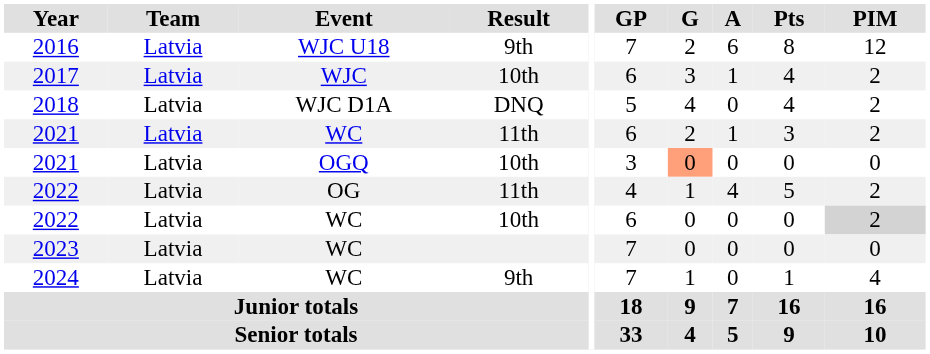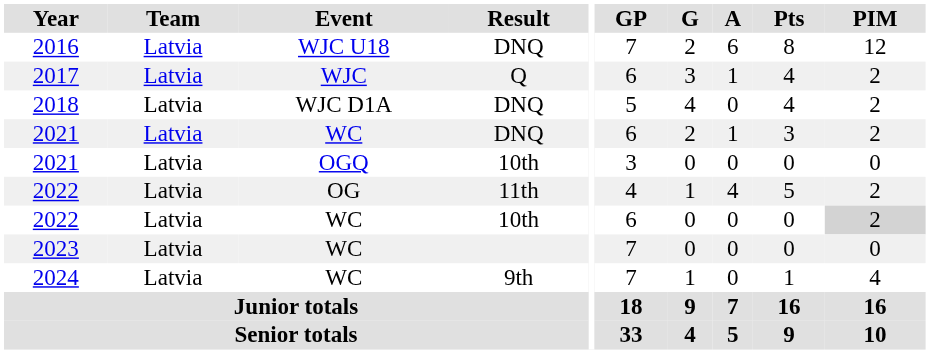(519, 46) 9th -> (519, 46) DNQ
(519, 75) 10th -> (519, 75) Q
(519, 133) 11th -> (519, 133) DNQ
(690, 162) lightsalmon background -> (690, 162) no background
